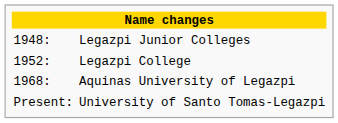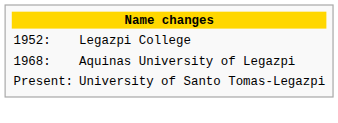- row: (165, 40)
